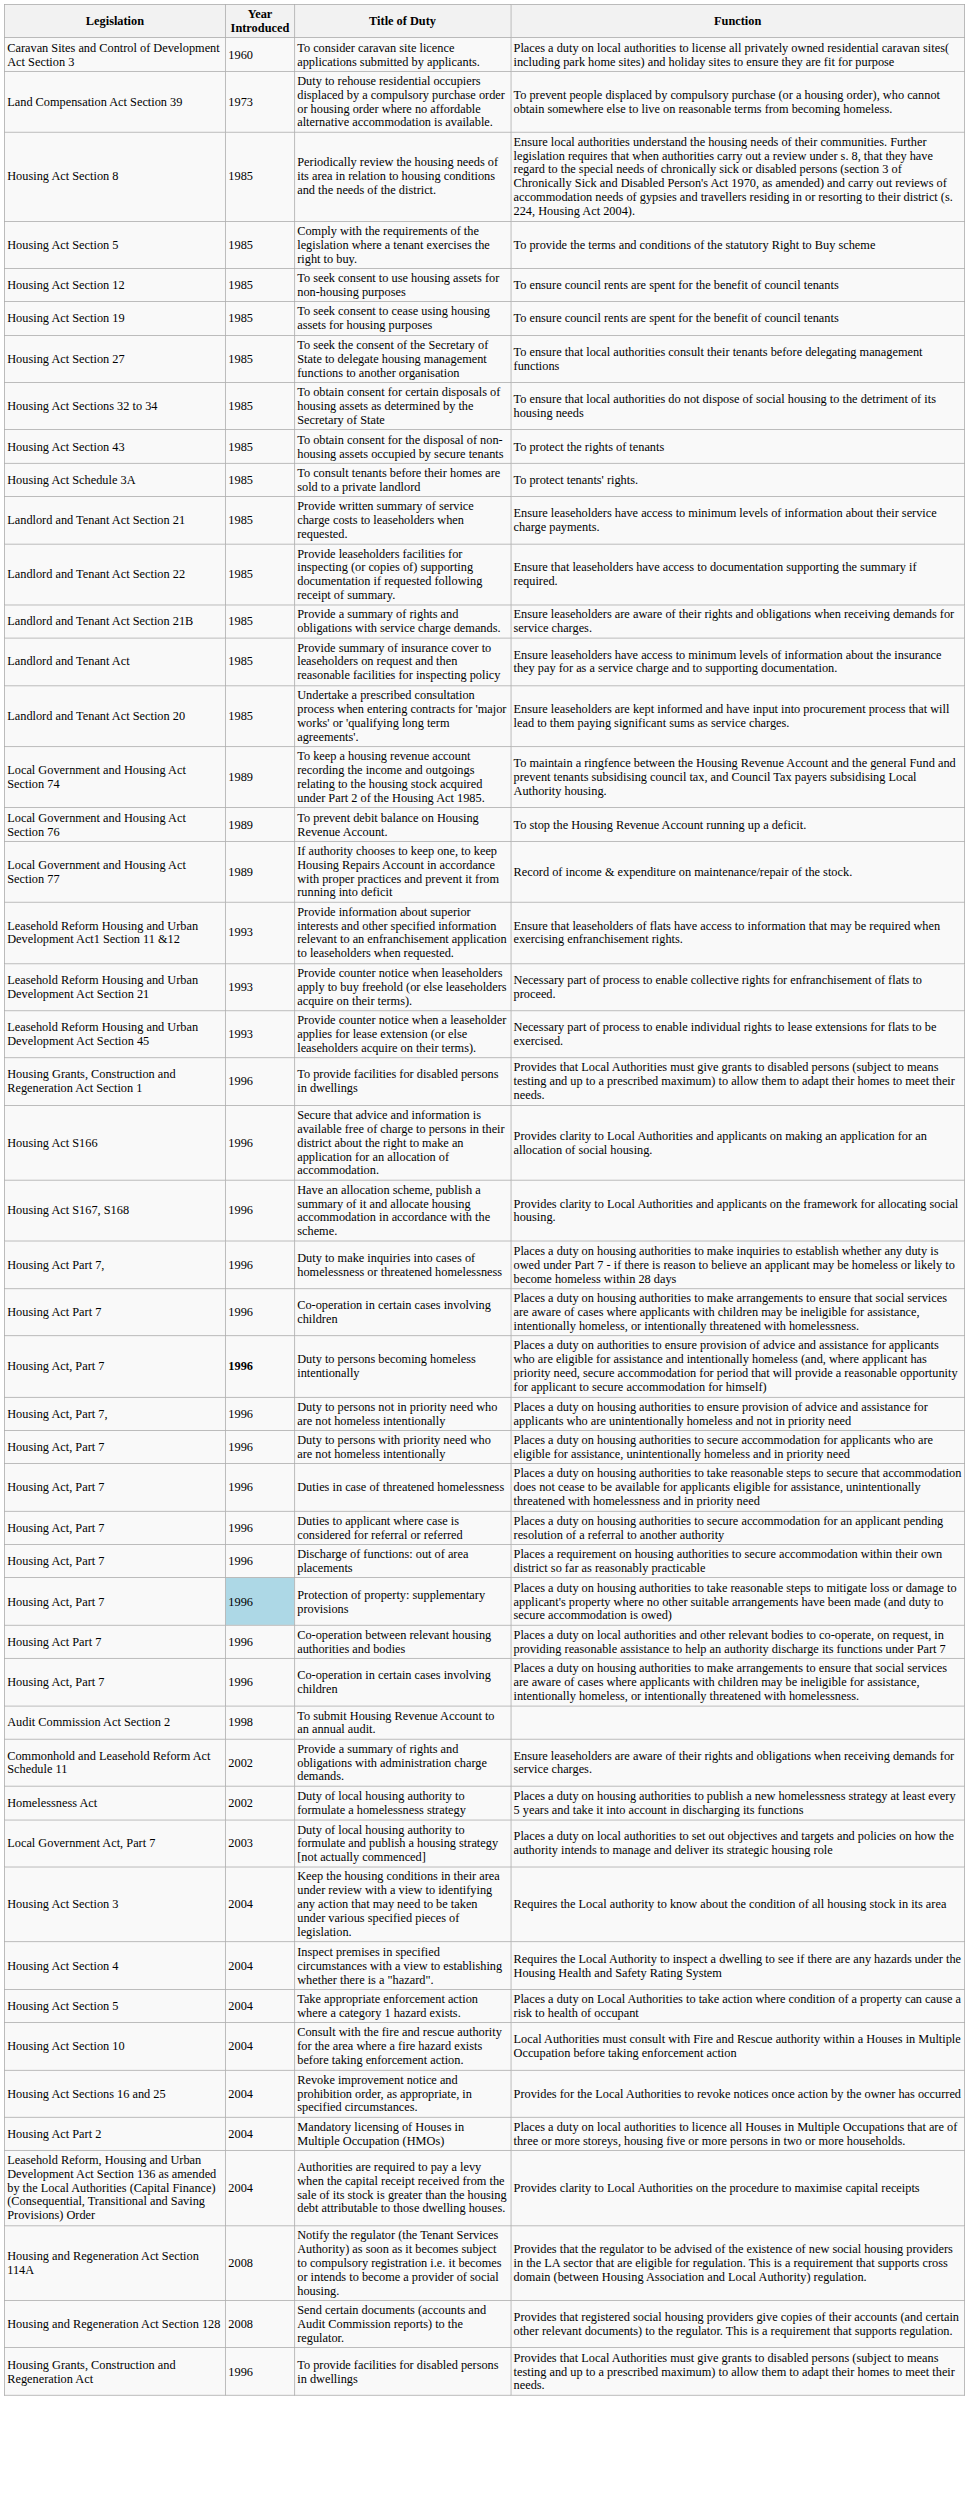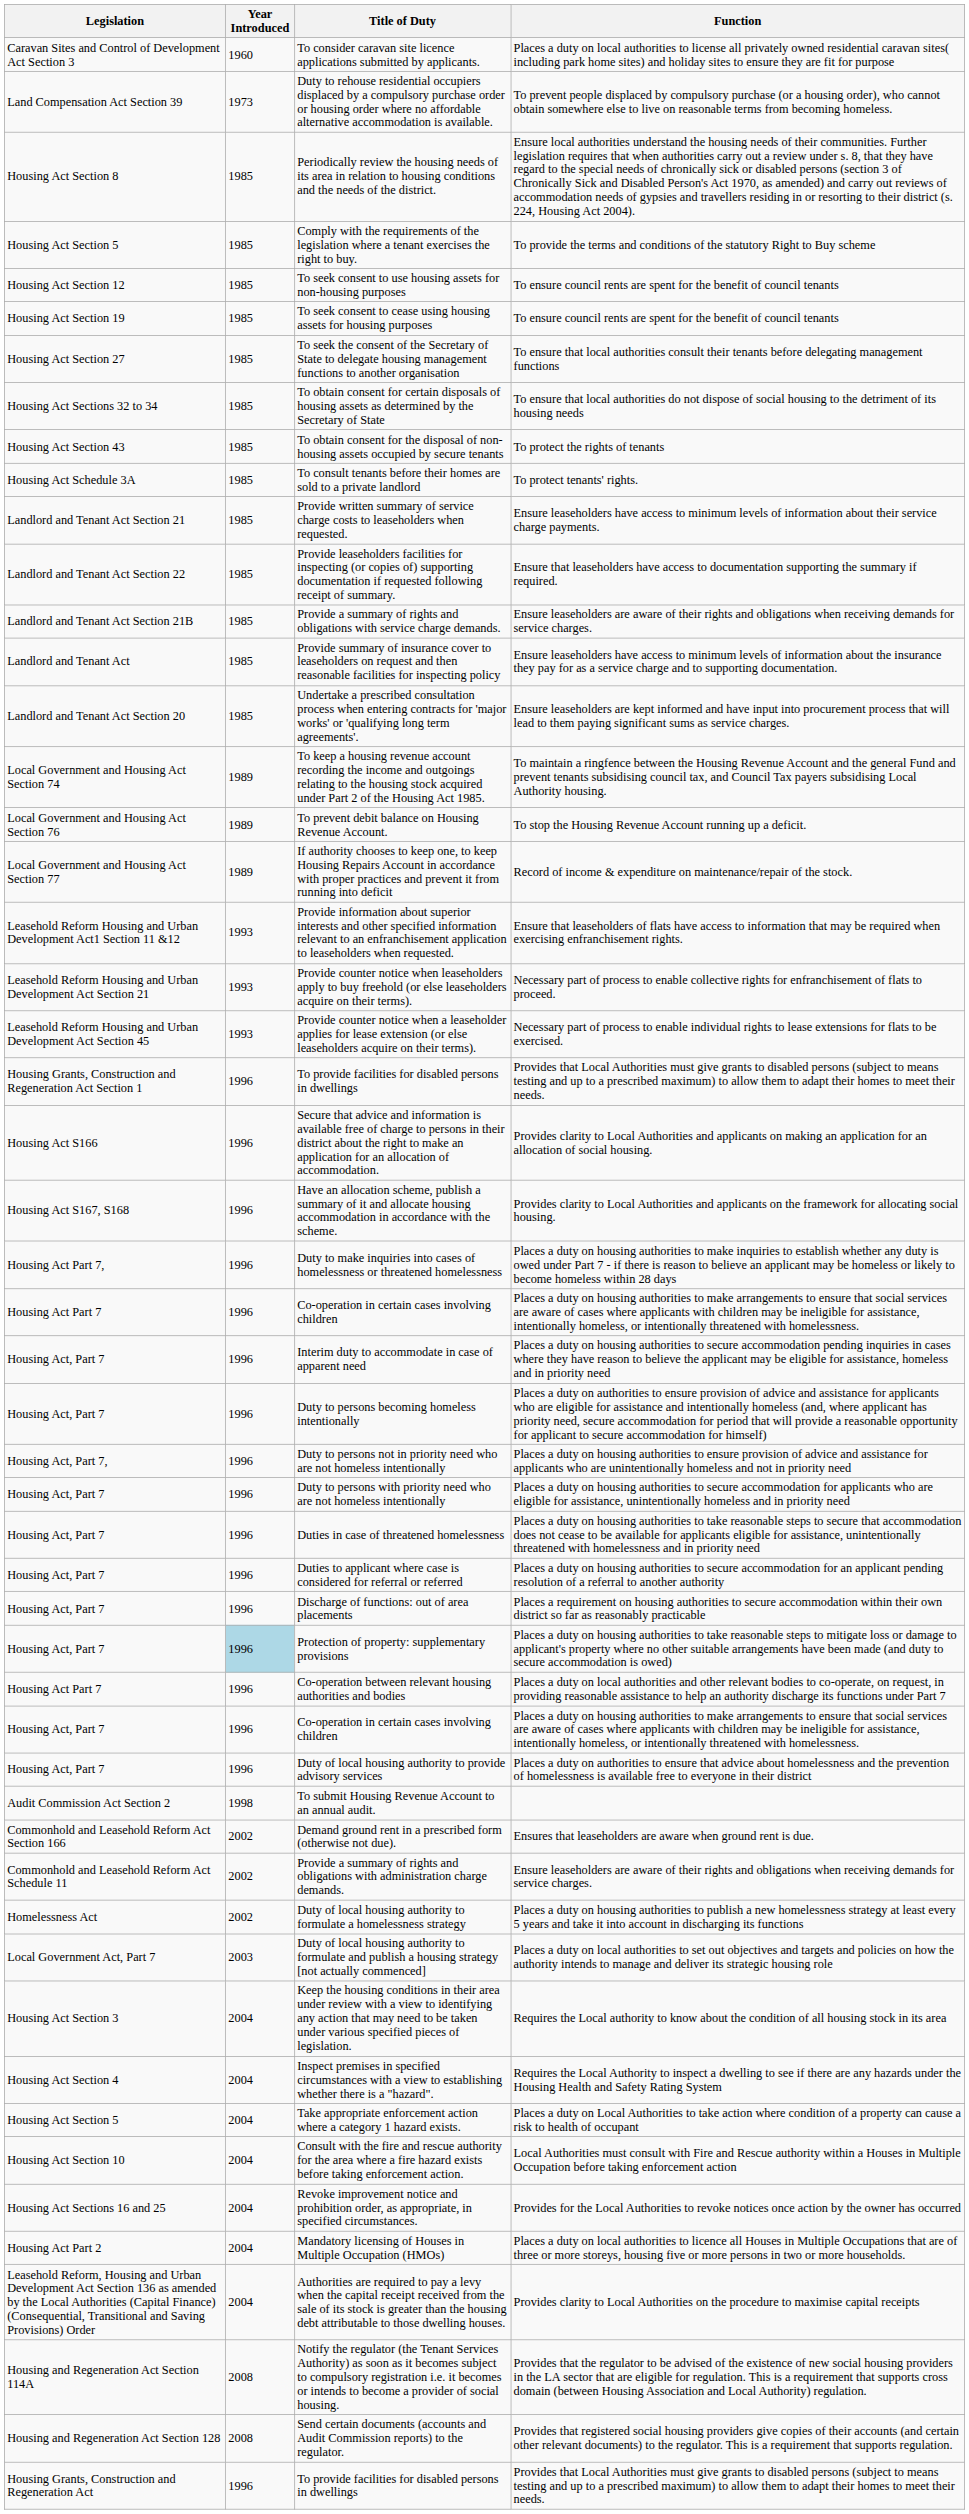+ row: (56, 1359)
(241, 1366) bold -> (241, 1413) normal
+ row: (56, 1769)
+ row: (109, 1836)
